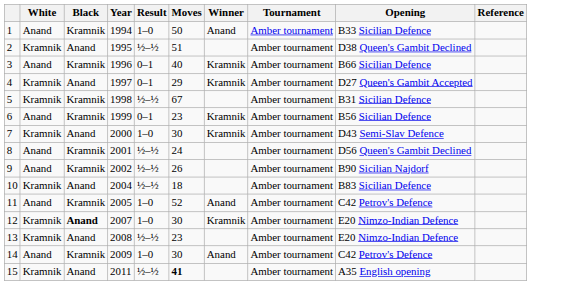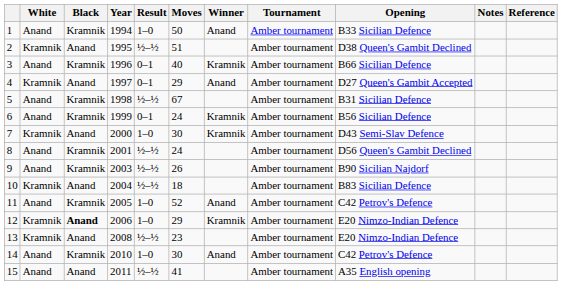+ column: (491, 13)
(226, 82) Kramnik -> (221, 82) Anand
(42, 99) Kramnik -> (37, 99) Anand
(177, 116) 23 -> (177, 116) 24
(121, 168) 2002 -> (121, 168) 2003
(121, 220) 2007 -> (121, 220) 2006
(177, 220) 30 -> (177, 220) 29
(121, 254) 2009 -> (121, 254) 2010
(42, 271) Kramnik -> (37, 271) Anand
(177, 271) bold -> (177, 271) normal
